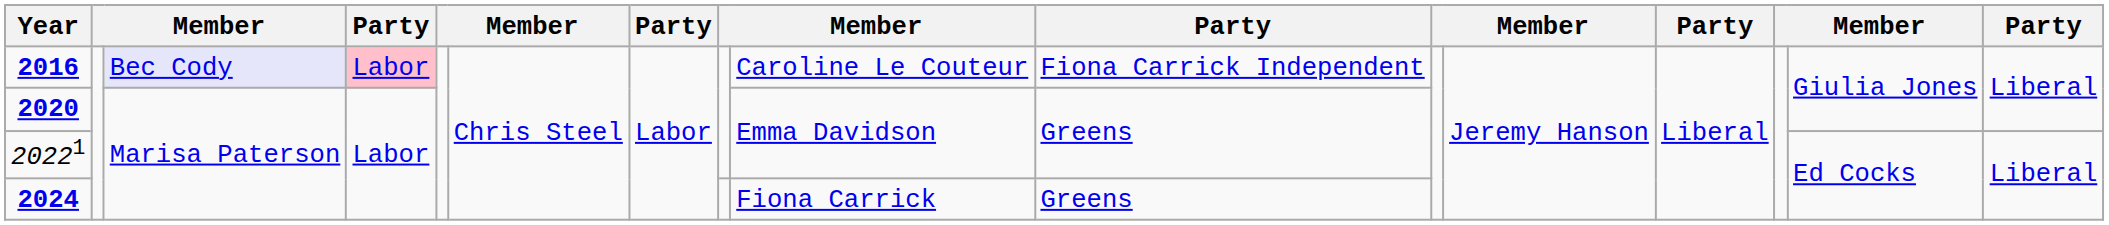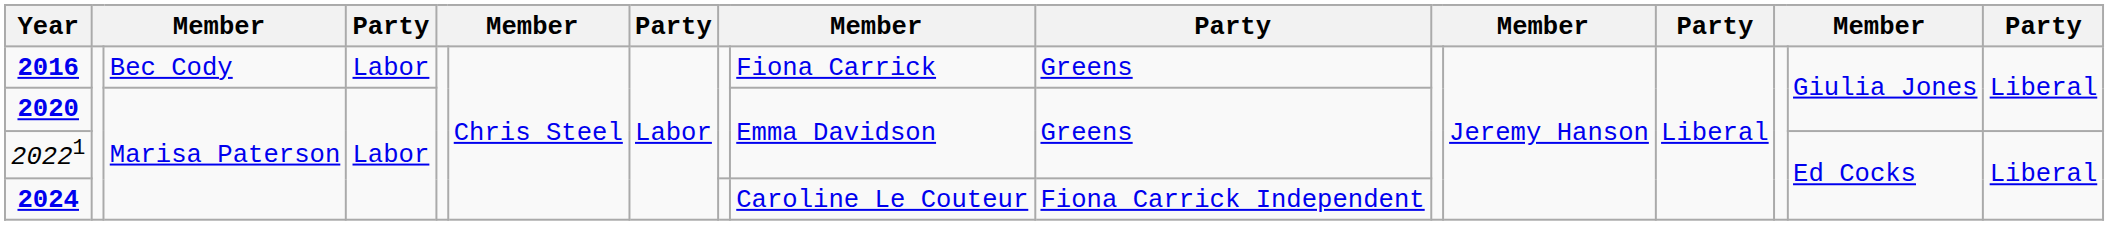(171, 68) lavender background -> (171, 68) no background
(391, 68) pink background -> (391, 68) no background
(882, 68) Caroline Le Couteur -> (836, 68) Fiona Carrick
(1233, 68) Fiona Carrick Independent -> (1087, 68) Greens
(836, 199) Fiona Carrick -> (882, 199) Caroline Le Couteur
(1087, 199) Greens -> (1233, 199) Fiona Carrick Independent
